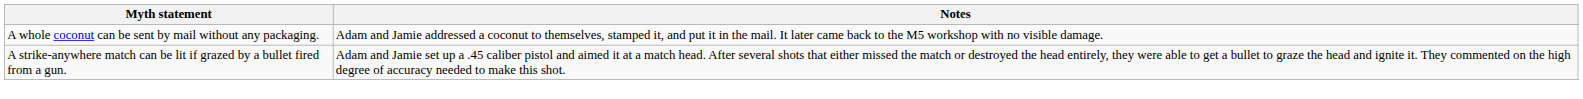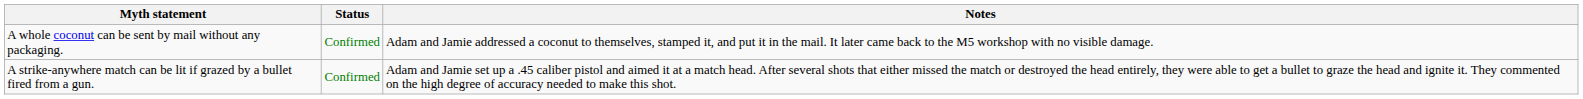+ column: (352, 14)
